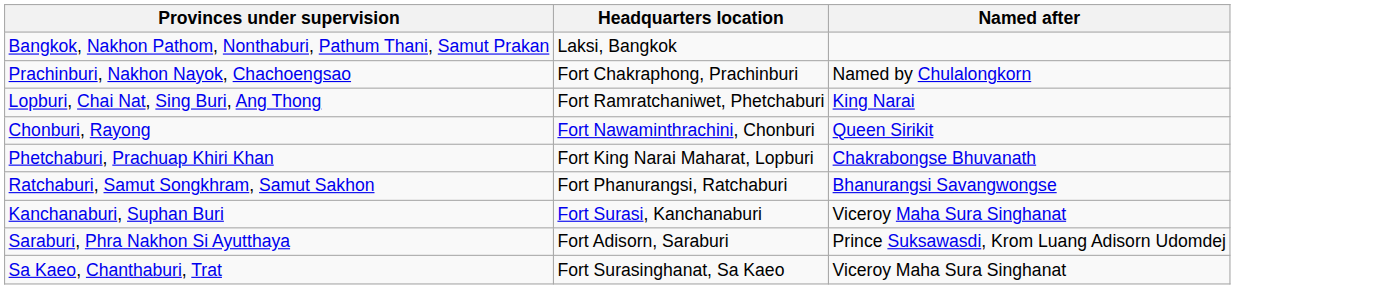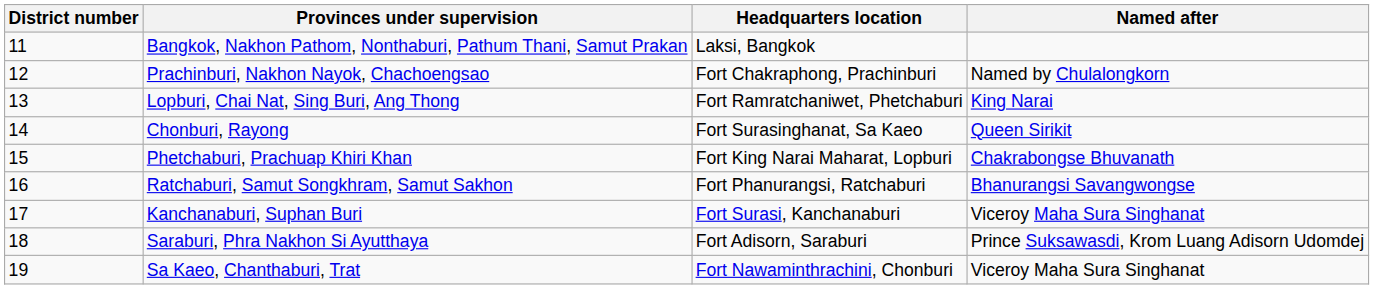+ column: (74, 18)
(686, 130) Fort Nawaminthrachini, Chonburi -> (809, 130) Fort Surasinghanat, Sa Kaeo
(671, 269) Fort Surasinghanat, Sa Kaeo -> (824, 269) Fort Nawaminthrachini, Chonburi
